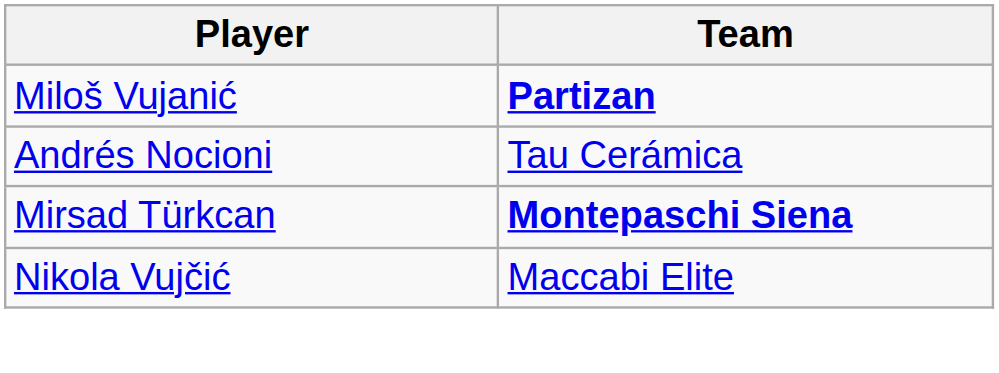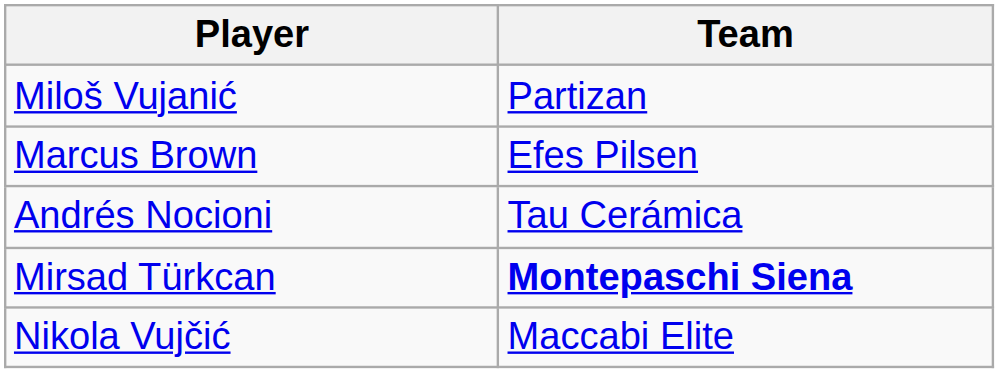(582, 95) bold -> (577, 95) normal
+ row: (136, 155)
